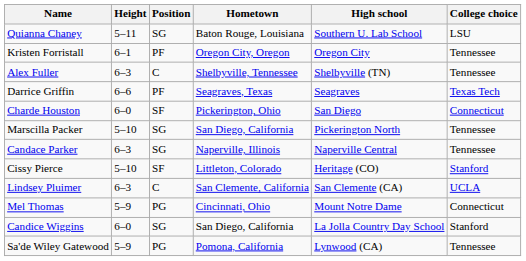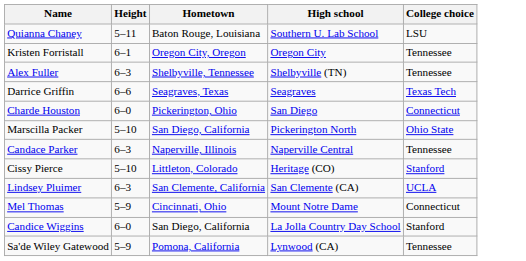- column: (171, 14)
(473, 130) Tennessee -> (430, 130) Ohio State
